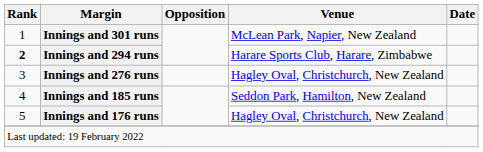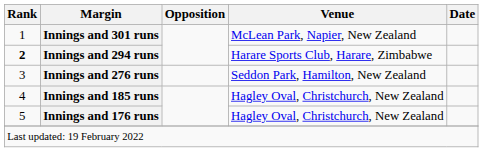(337, 75) Hagley Oval, Christchurch, New Zealand -> (328, 75) Seddon Park, Hamilton, New Zealand
(328, 95) Seddon Park, Hamilton, New Zealand -> (337, 95) Hagley Oval, Christchurch, New Zealand
